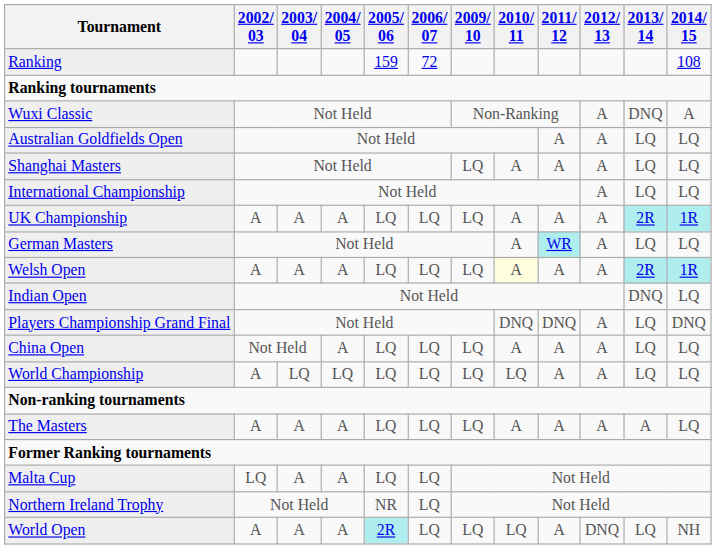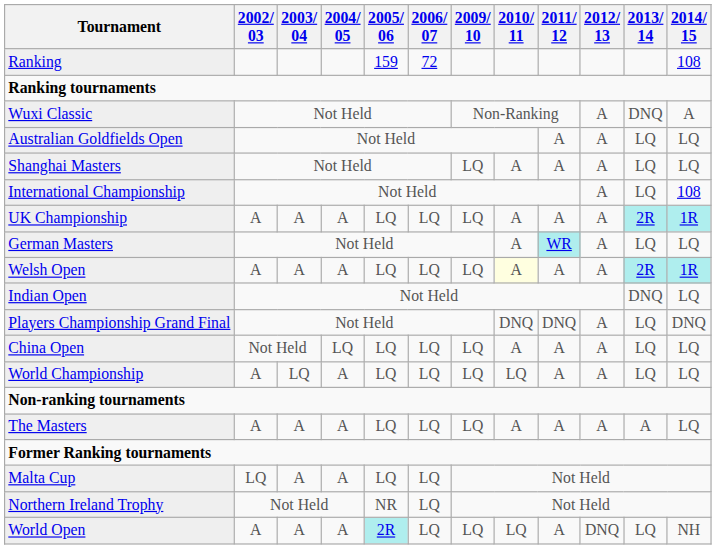(689, 191) LQ -> (689, 191) 108
(343, 347) A -> (343, 347) LQ
(343, 374) LQ -> (343, 374) A
